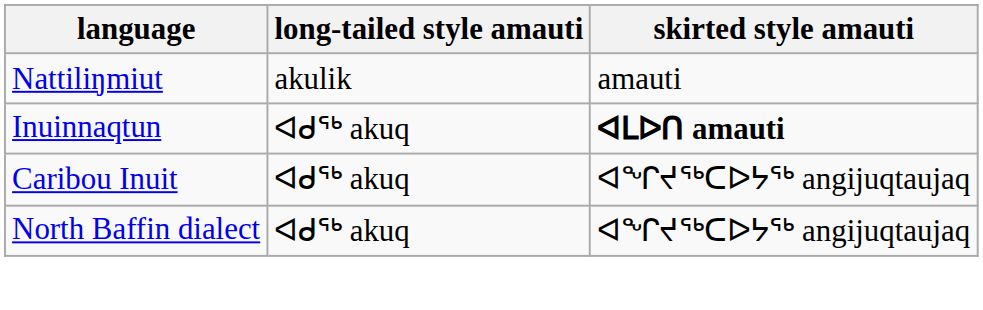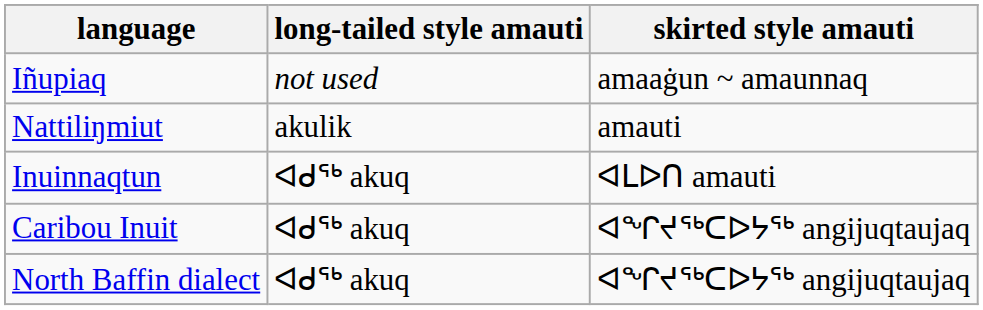+ row: (59, 77)
(691, 128) bold -> (687, 177) normal
